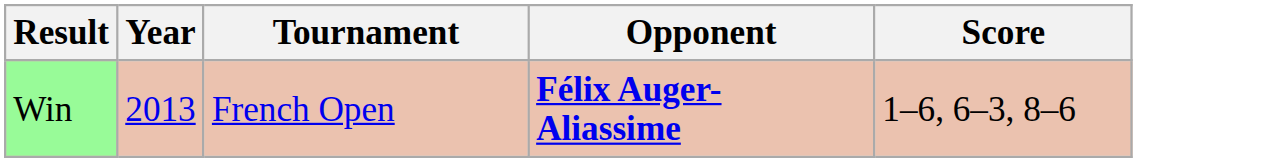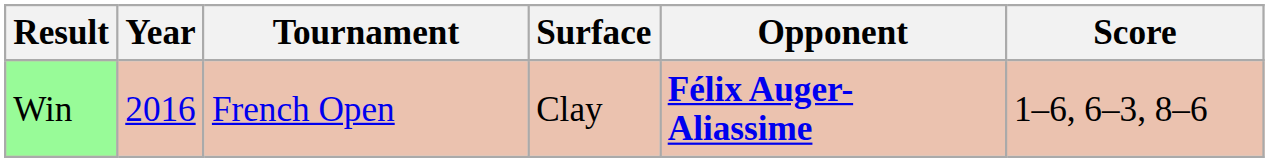+ column: (594, 32)
(160, 108) 2013 -> (160, 108) 2016
